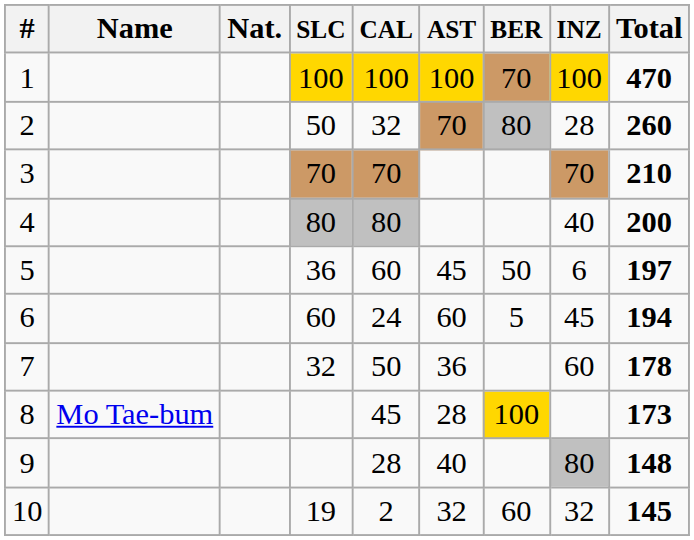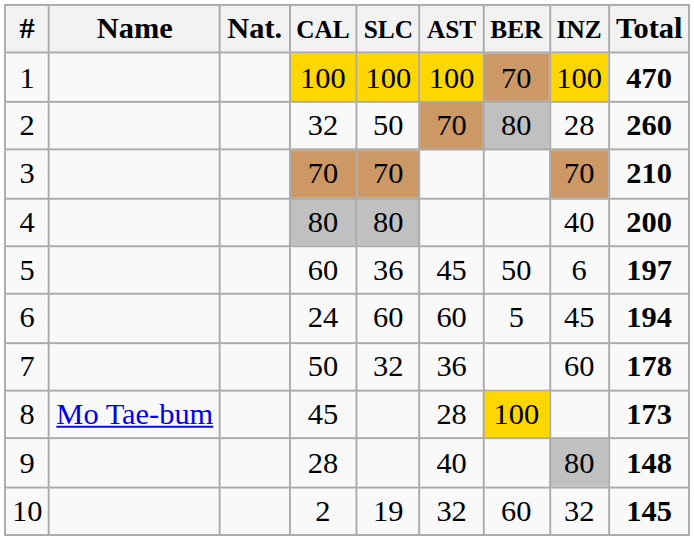columns swapped: (386, 30) <-> (321, 30)
